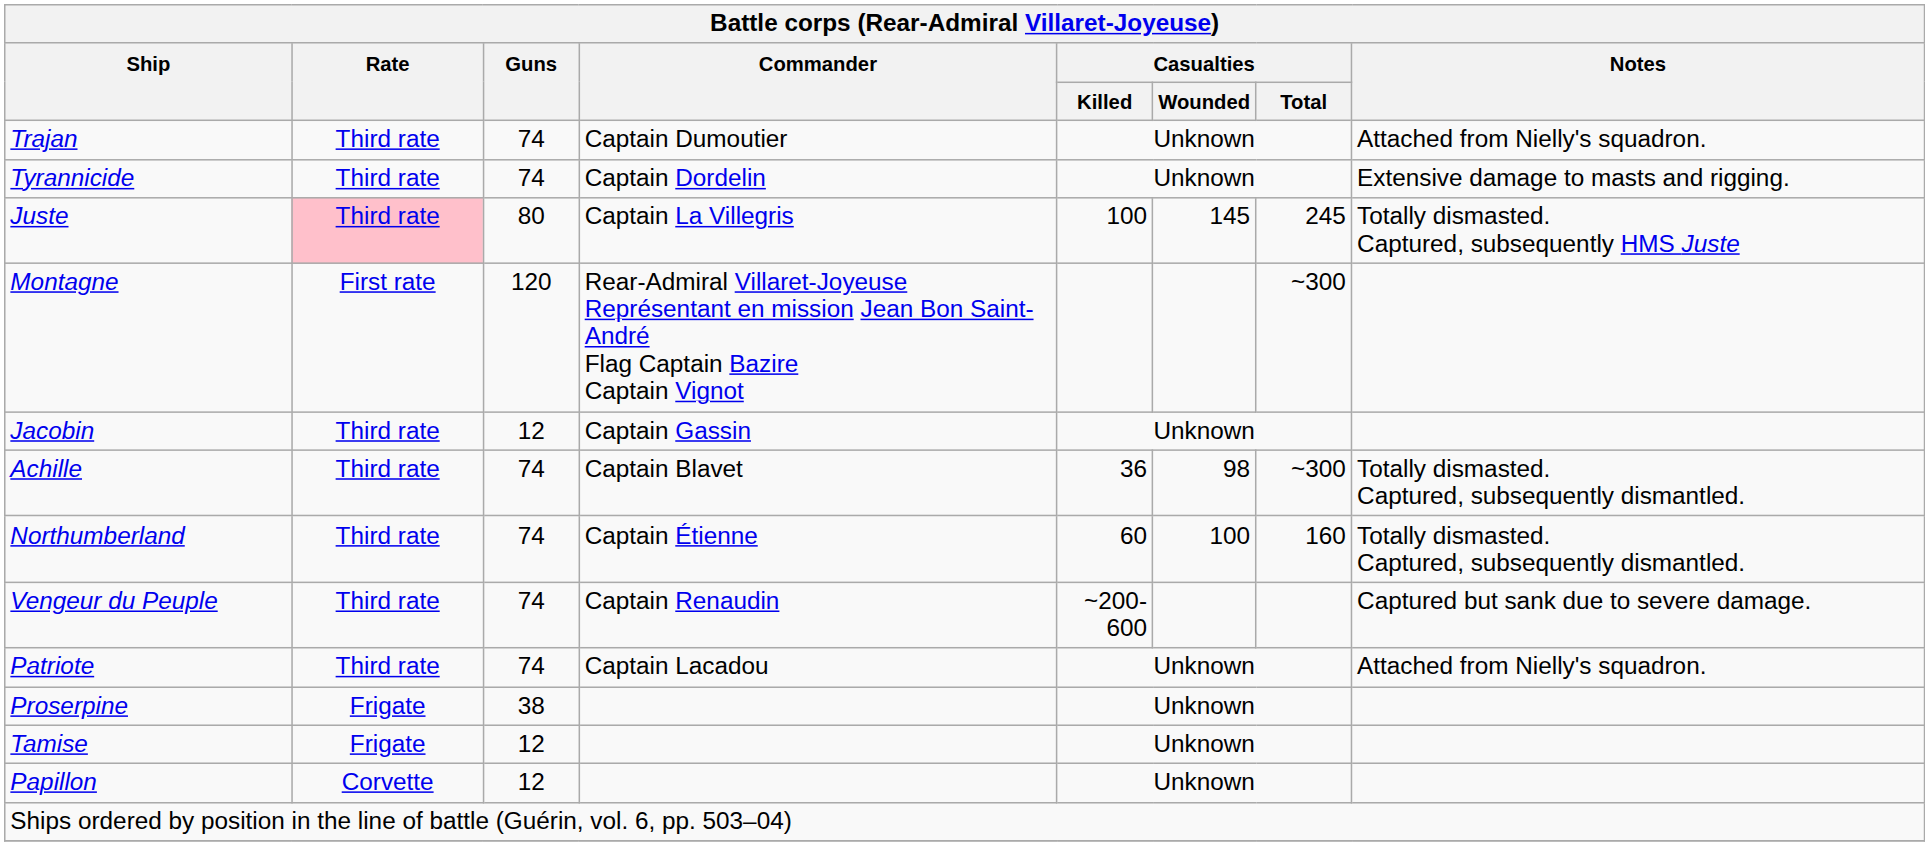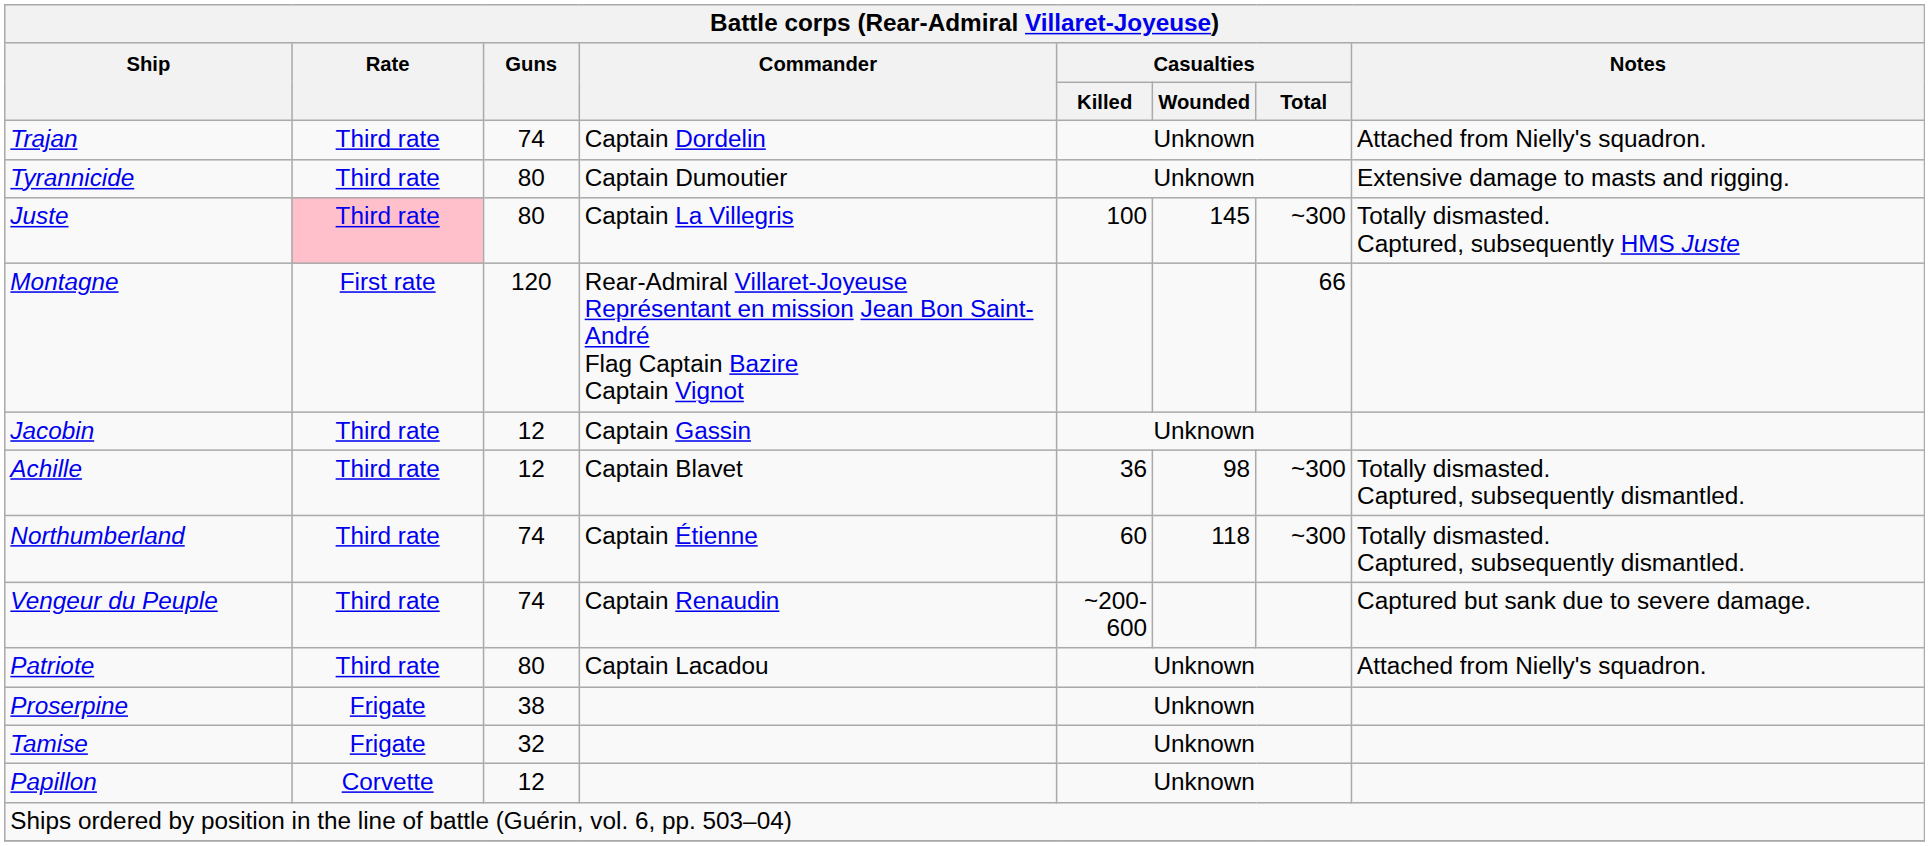(686, 139) Captain Dumoutier -> (675, 139) Captain Dordelin
(531, 178) 74 -> (531, 178) 80
(675, 178) Captain Dordelin -> (686, 178) Captain Dumoutier
(1326, 216) 245 -> (1318, 216) ~300
(1318, 282) ~300 -> (1332, 282) 66
(531, 469) 74 -> (531, 469) 12
(1230, 535) 100 -> (1231, 535) 118
(1326, 535) 160 -> (1318, 535) ~300
(531, 666) 74 -> (531, 666) 80
(531, 744) 12 -> (531, 744) 32
